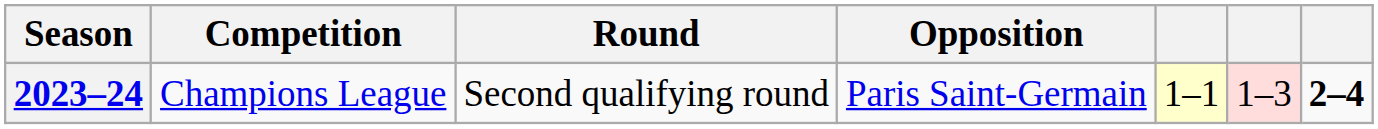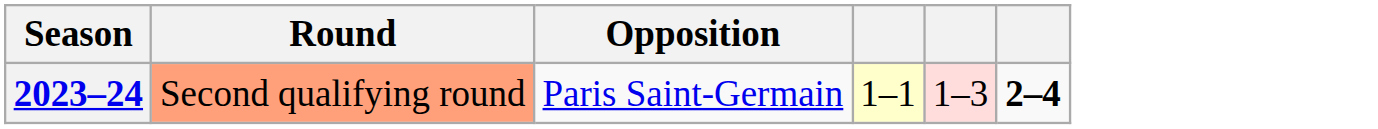- column: (303, 33)
(646, 92) no background -> (343, 92) lightsalmon background
